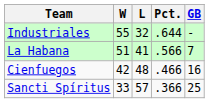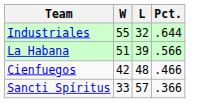- column: (194, 14)
(142, 51) 41 -> (142, 51) 39
